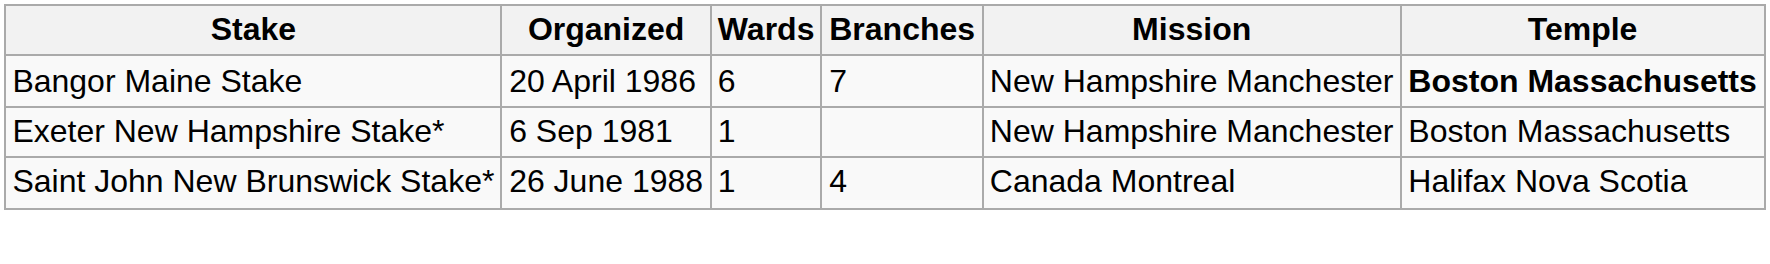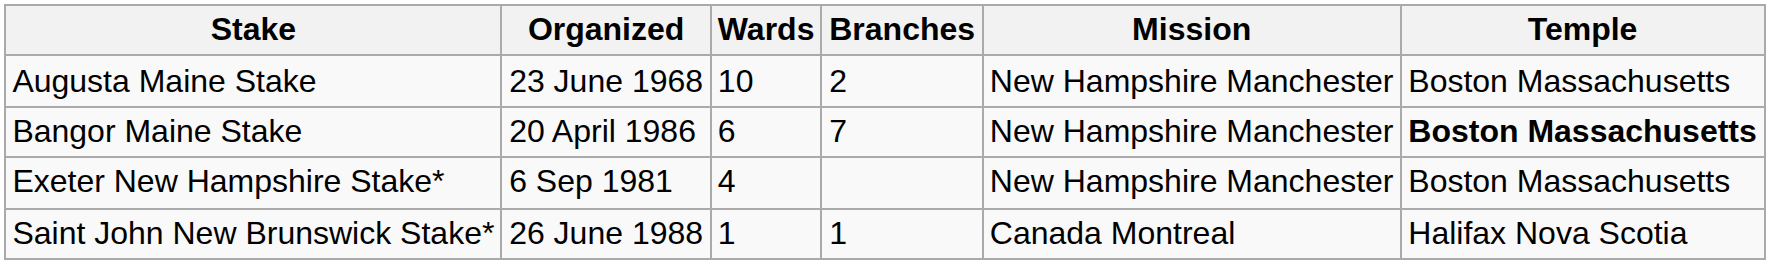+ row: (164, 80)
(727, 131) 1 -> (727, 182) 4
(838, 182) 4 -> (838, 232) 1
